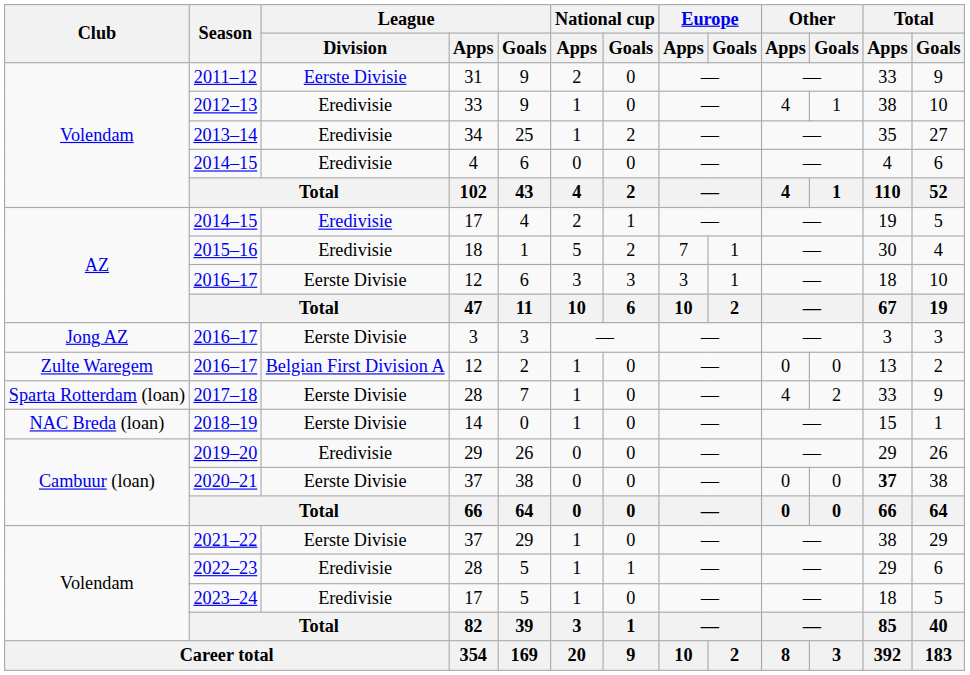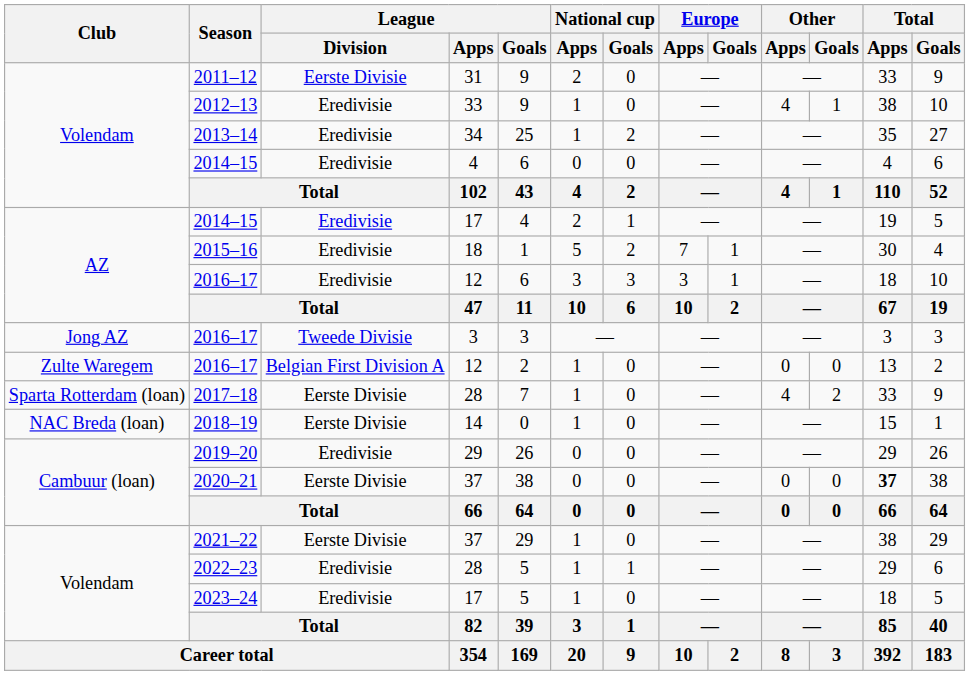(355, 279) Eerste Divisie -> (355, 279) Eredivisie
(355, 337) Eerste Divisie -> (355, 337) Tweede Divisie
